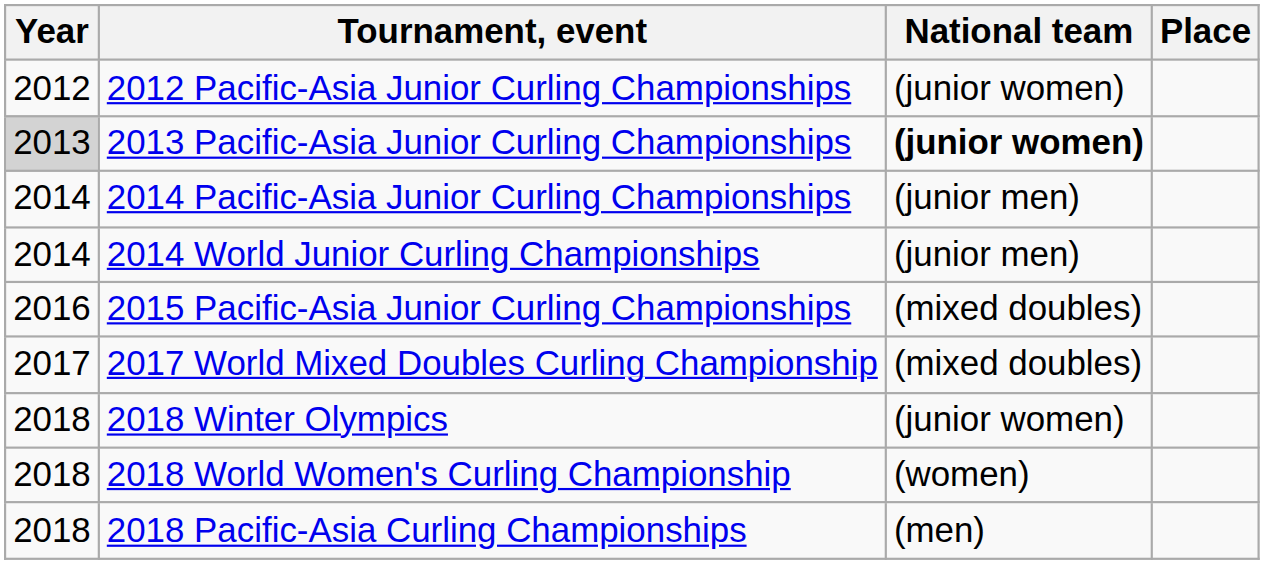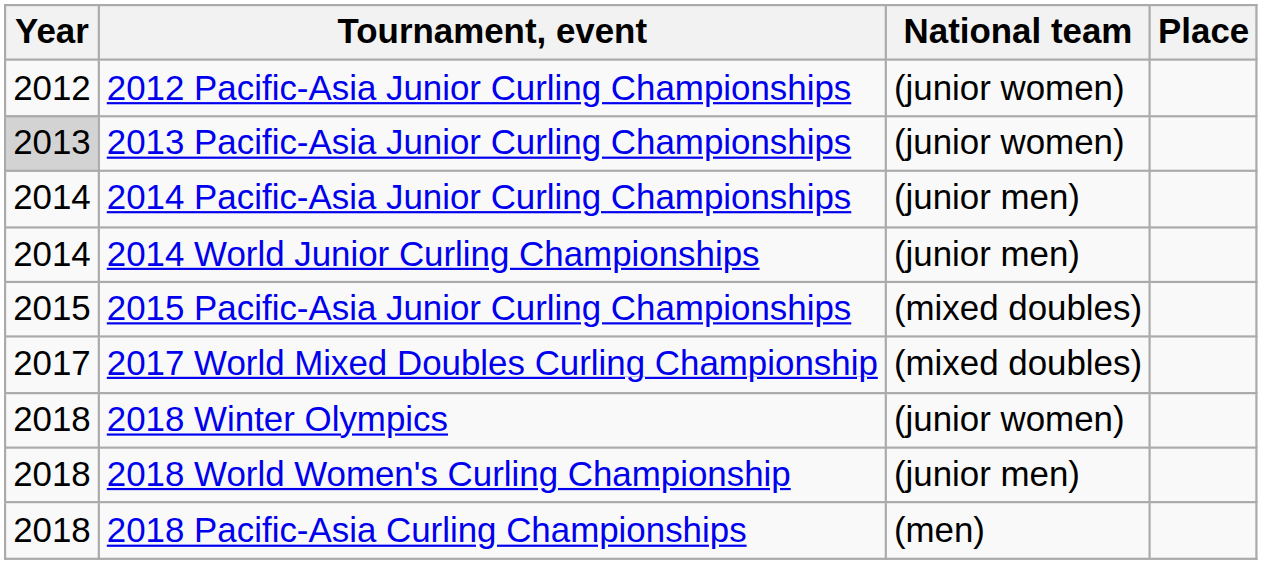(1019, 142) bold -> (1009, 142) normal
(52, 308) 2016 -> (52, 308) 2015
(962, 474) (women) -> (987, 474) (junior men)
